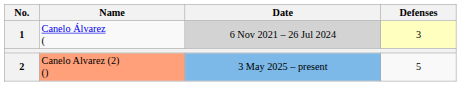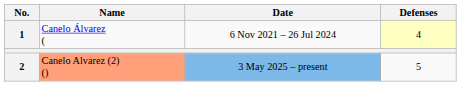(283, 34) lightgrey background -> (283, 34) no background
(419, 34) 3 -> (419, 34) 4
